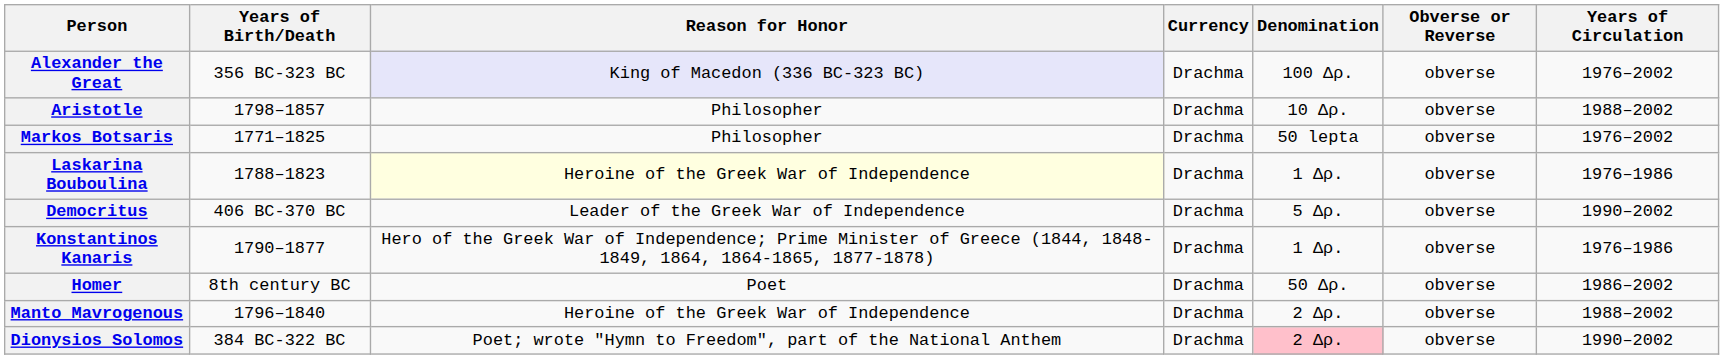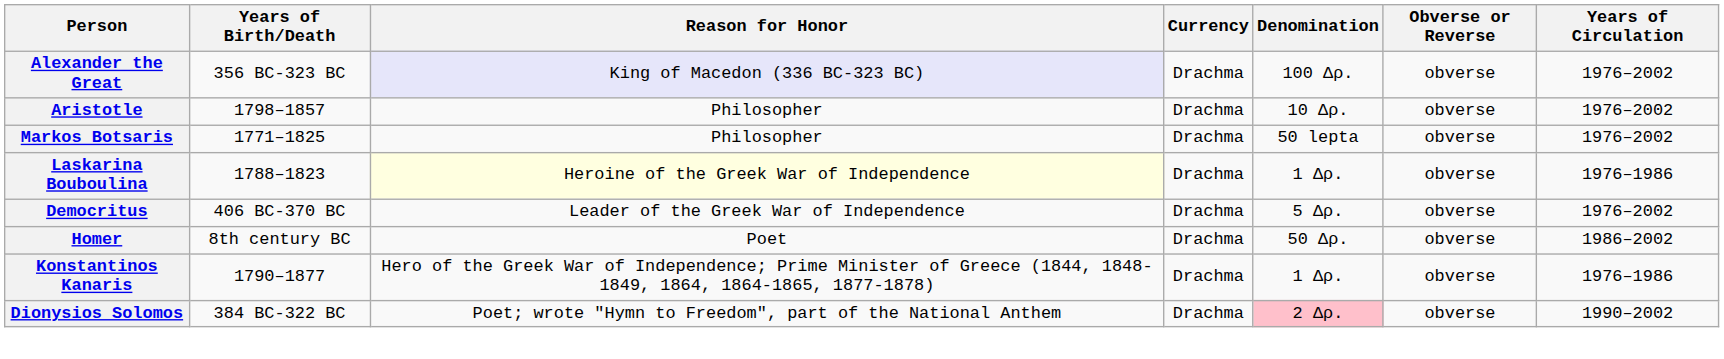(1628, 112) 1988–2002 -> (1628, 112) 1976–2002
(1628, 213) 1990–2002 -> (1628, 213) 1976–2002
rows swapped: (97, 287) <-> (97, 250)
- row: (97, 314)
